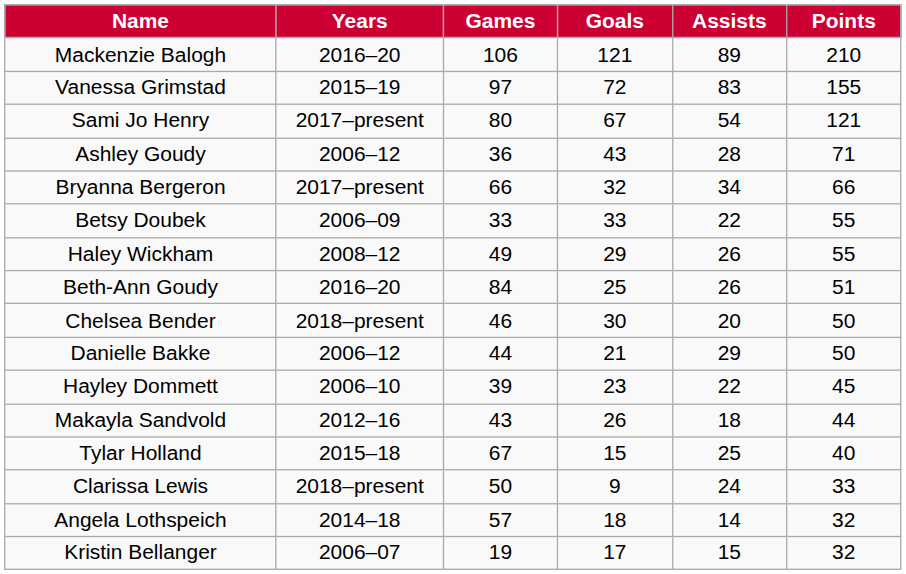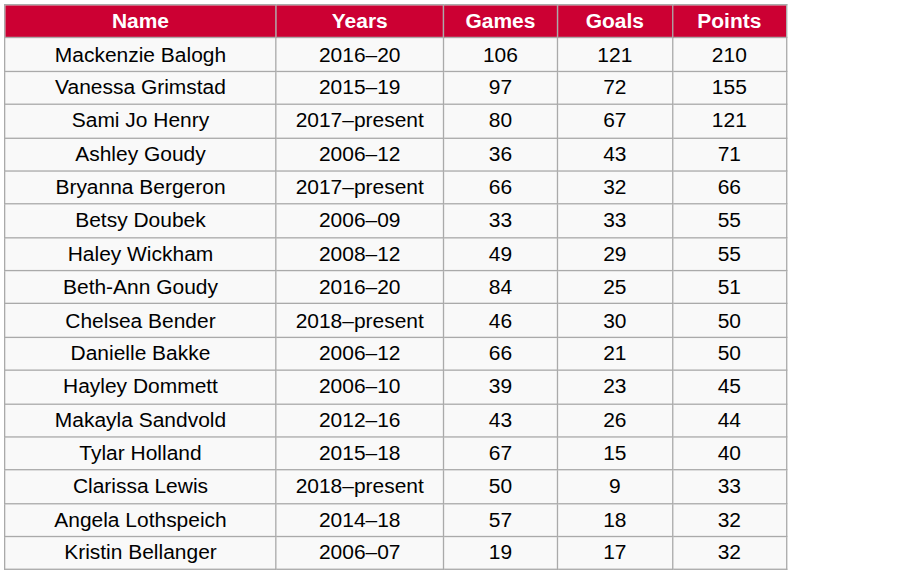- column: (729, 21)
(500, 353) 44 -> (500, 353) 66
